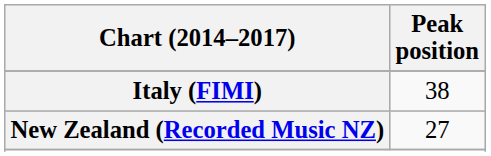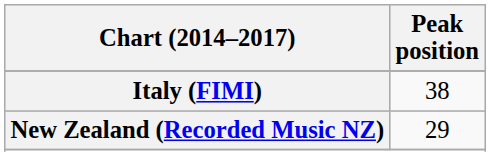(437, 129) 27 -> (437, 129) 29
